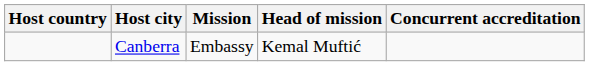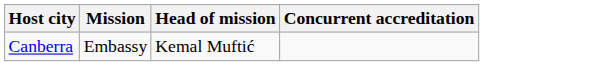- column: (58, 18)
